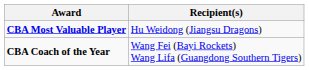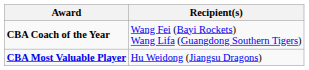rows swapped: (66, 29) <-> (58, 51)
